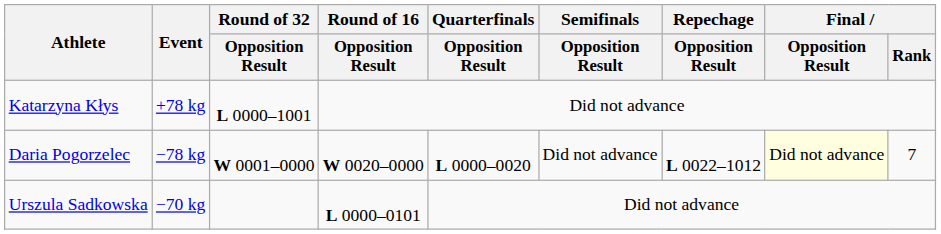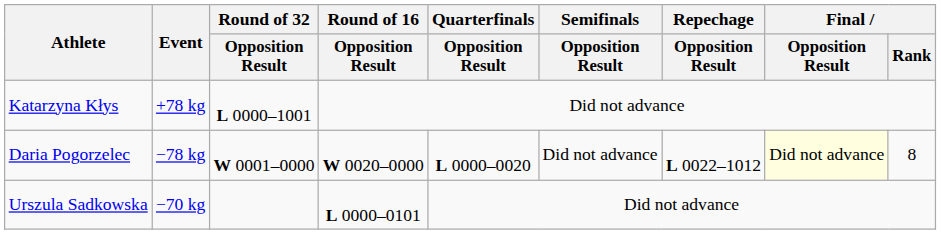(912, 155) 7 -> (912, 155) 8
